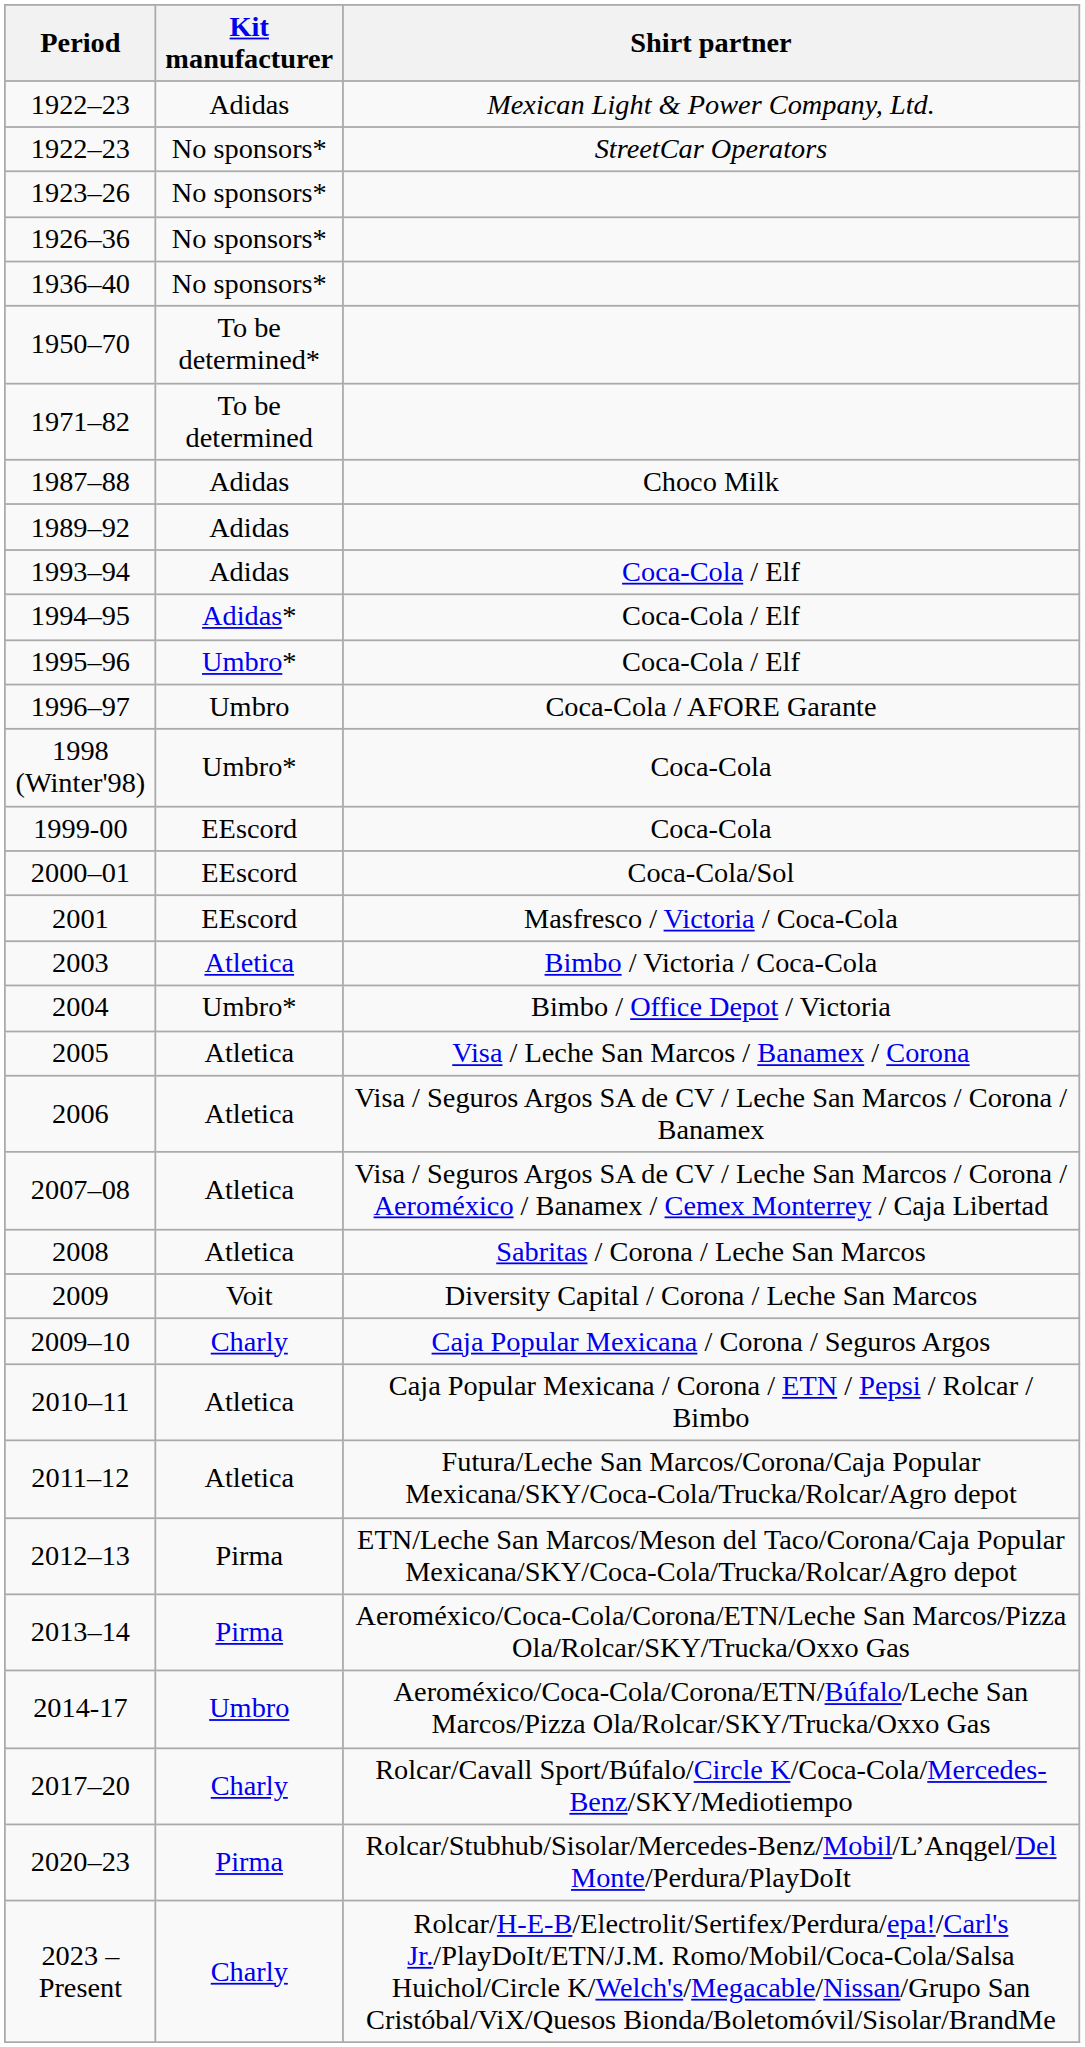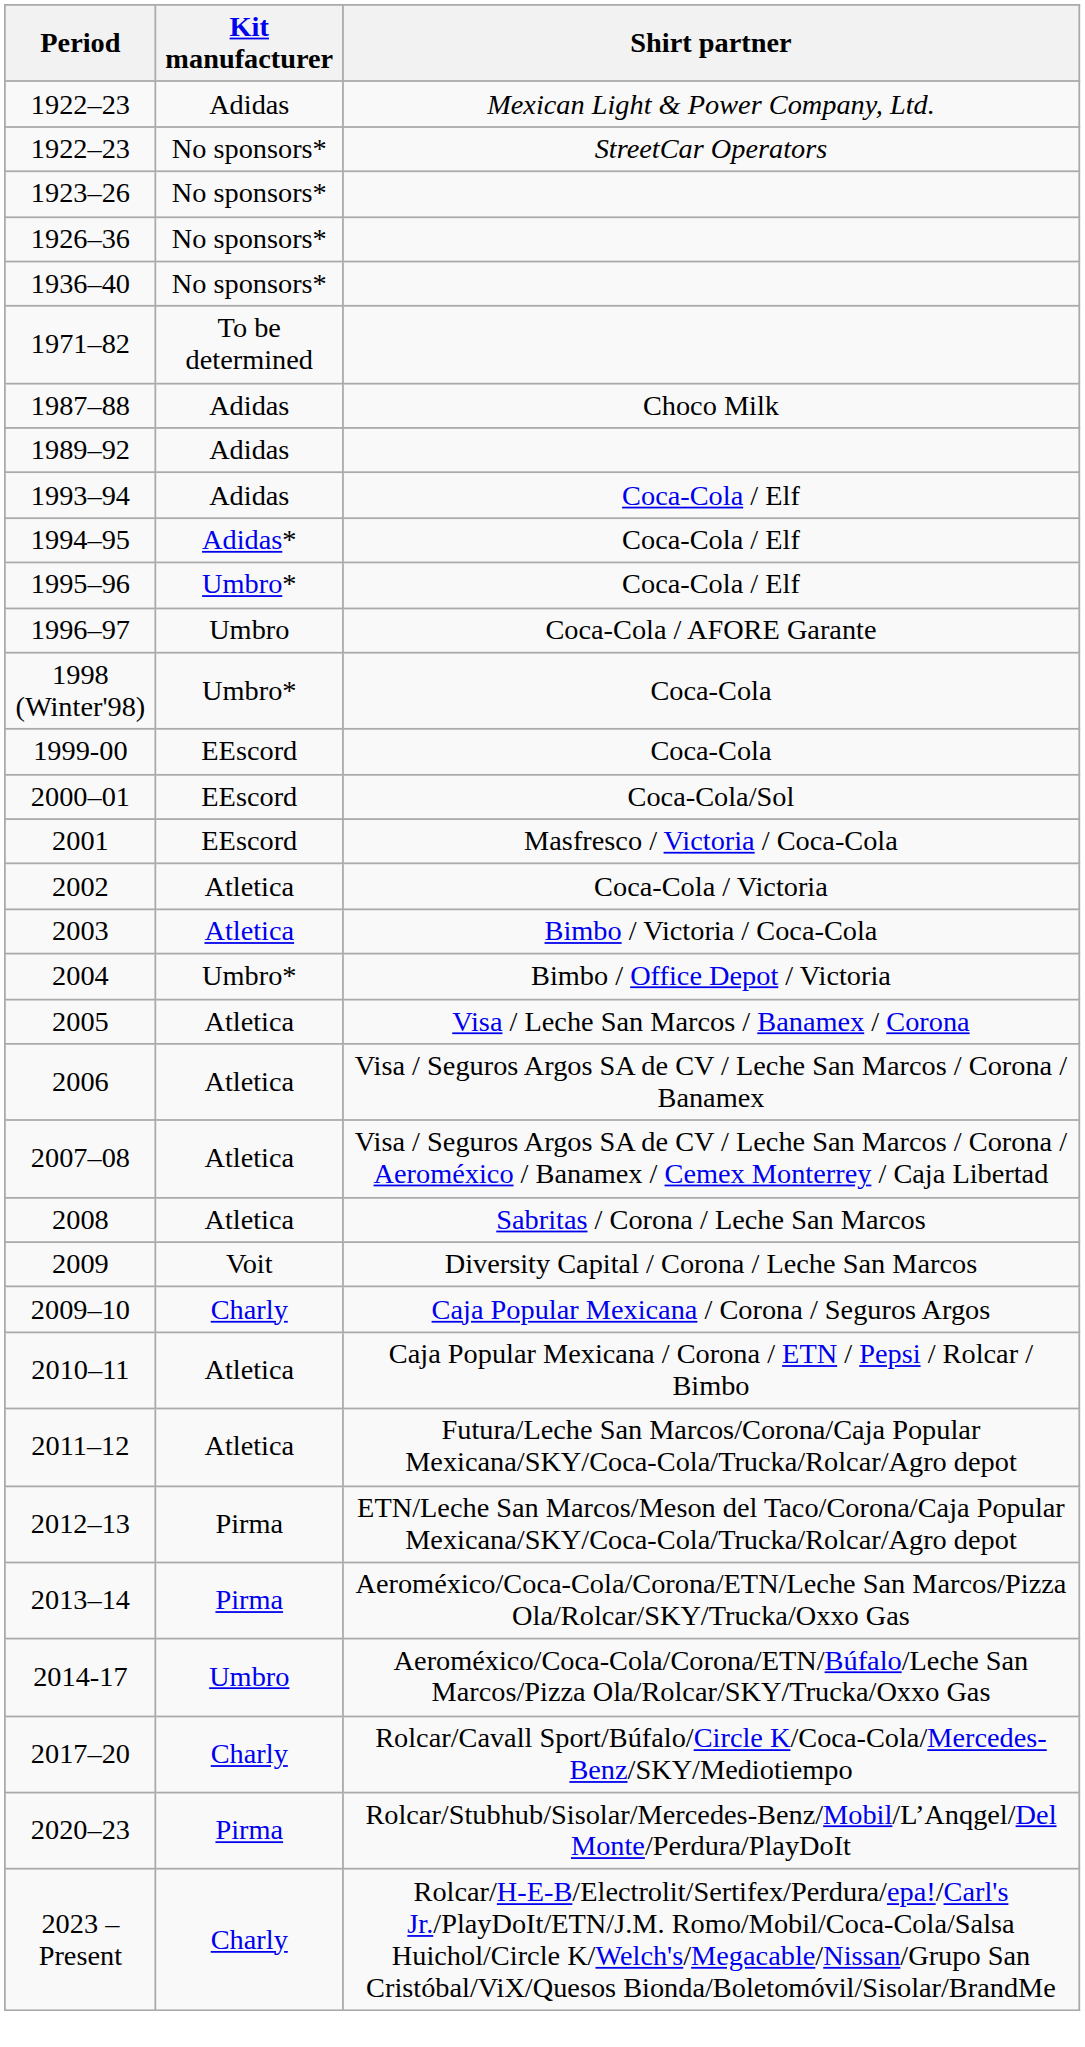- row: (80, 344)
+ row: (80, 886)
